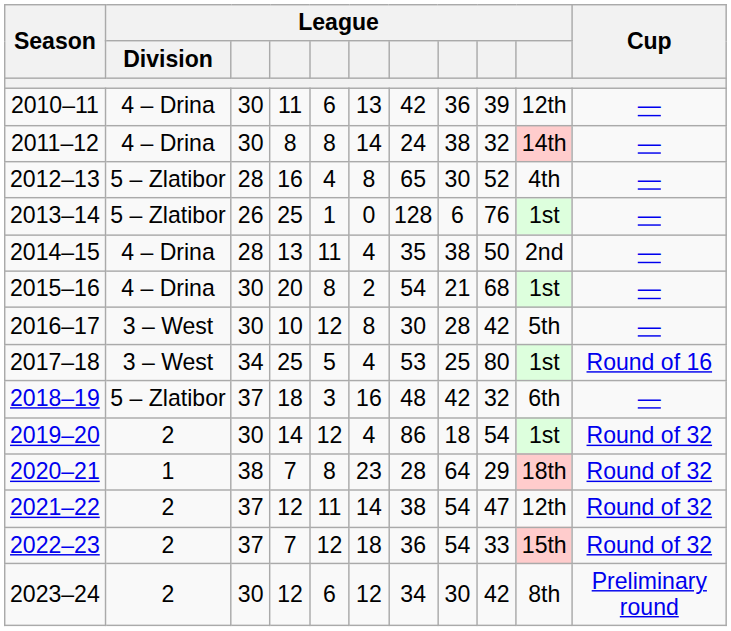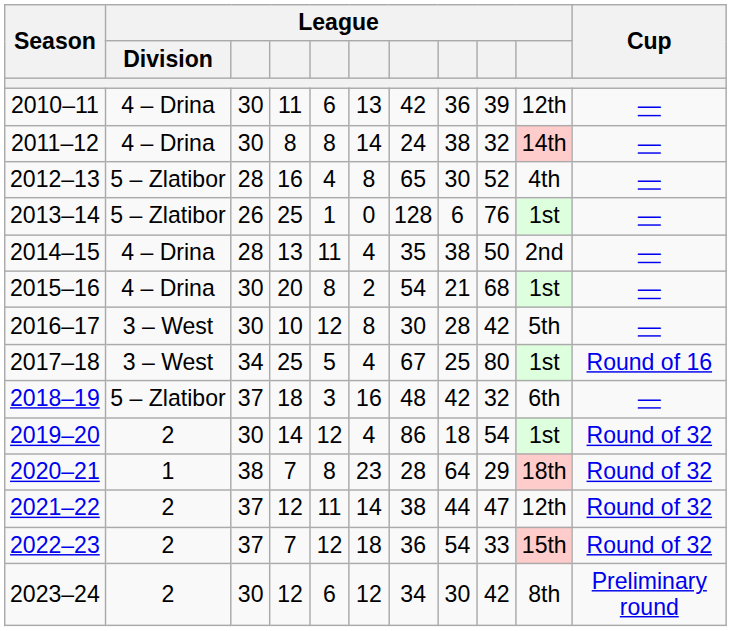(413, 362) 53 -> (413, 362) 67
(457, 508) 54 -> (457, 508) 44
